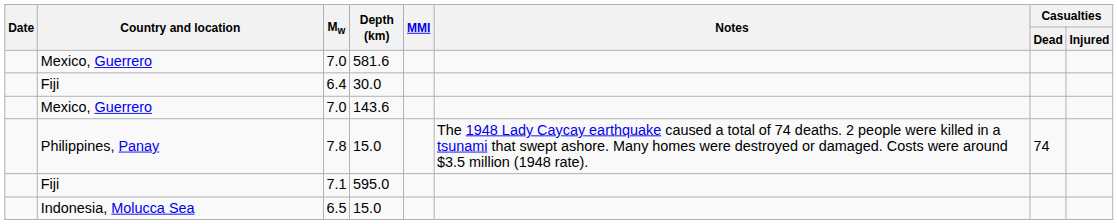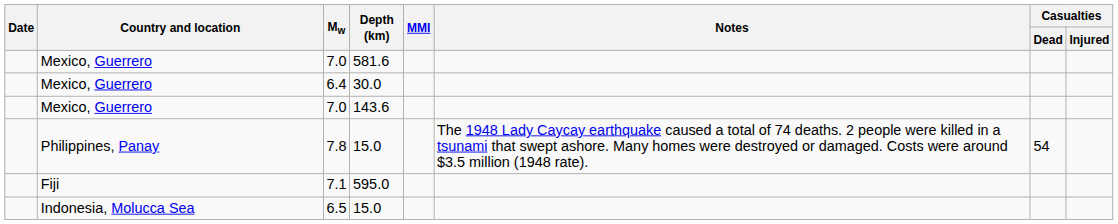(50, 84) Fiji -> (96, 84) Mexico, Guerrero
(1041, 146) 74 -> (1041, 146) 54
